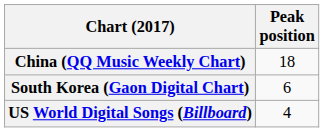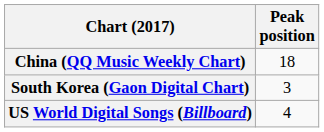(287, 87) 6 -> (287, 87) 3
